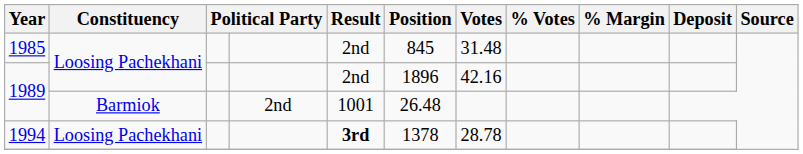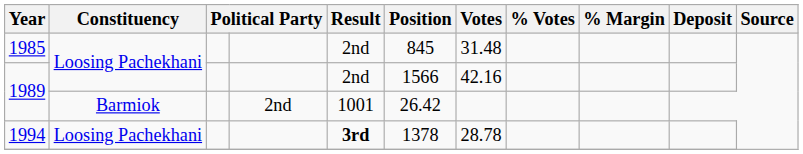(420, 76) 1896 -> (420, 76) 1566
(420, 105) 26.48 -> (420, 105) 26.42
